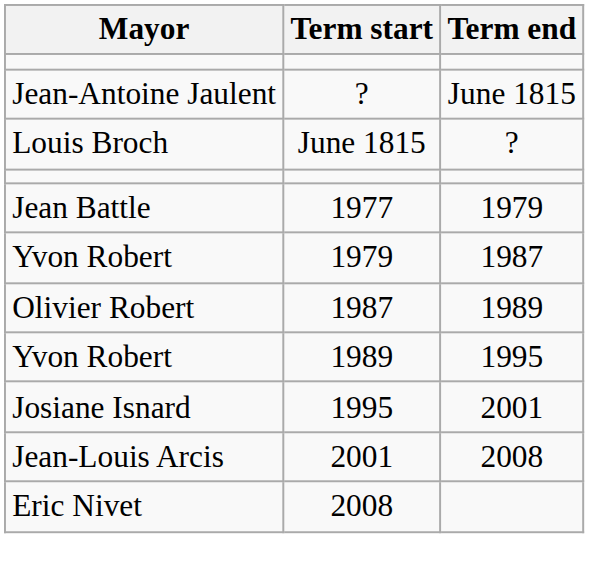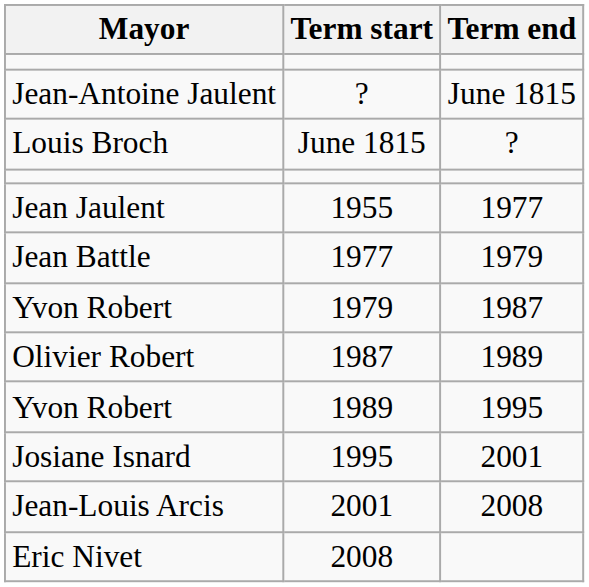+ row: (88, 207)
